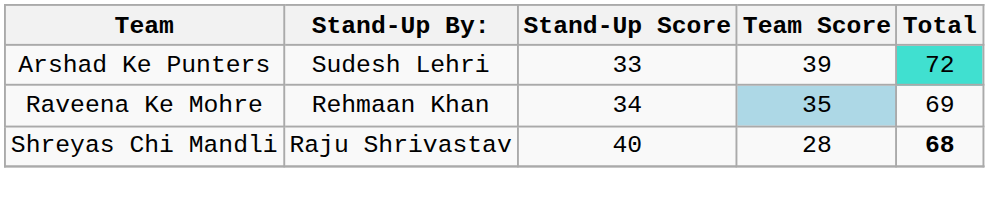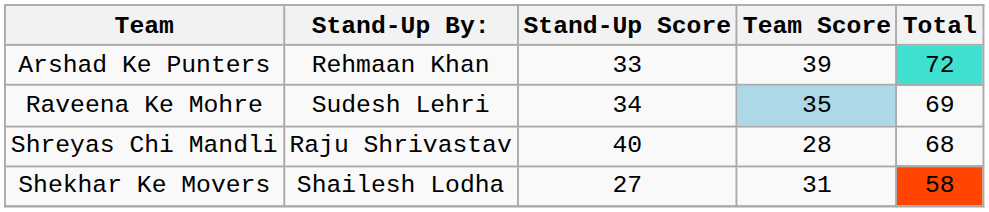(401, 65) Sudesh Lehri -> (401, 65) Rehmaan Khan
(401, 106) Rehmaan Khan -> (401, 106) Sudesh Lehri
(940, 146) bold -> (940, 146) normal
+ row: (144, 186)
